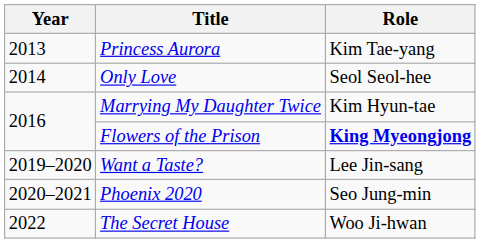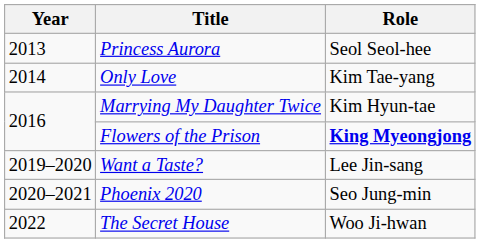(382, 48) Kim Tae-yang -> (380, 48) Seol Seol-hee
(380, 77) Seol Seol-hee -> (382, 77) Kim Tae-yang
